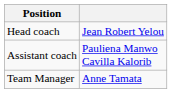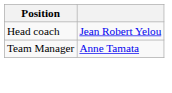- row: (42, 55)
